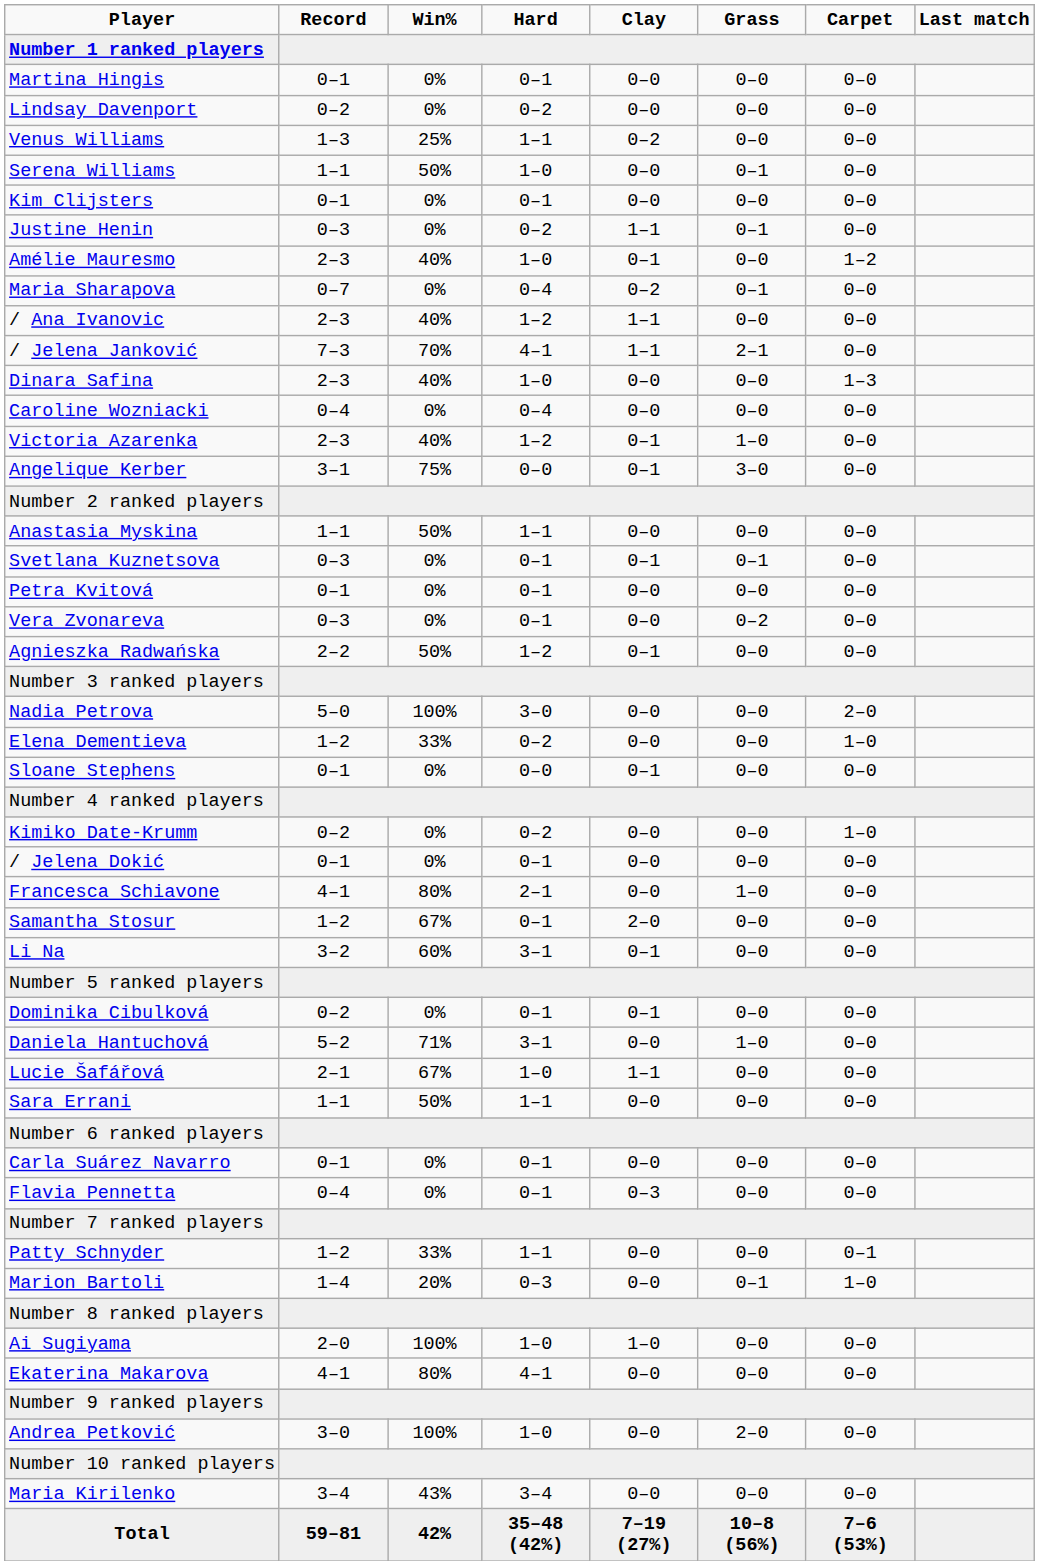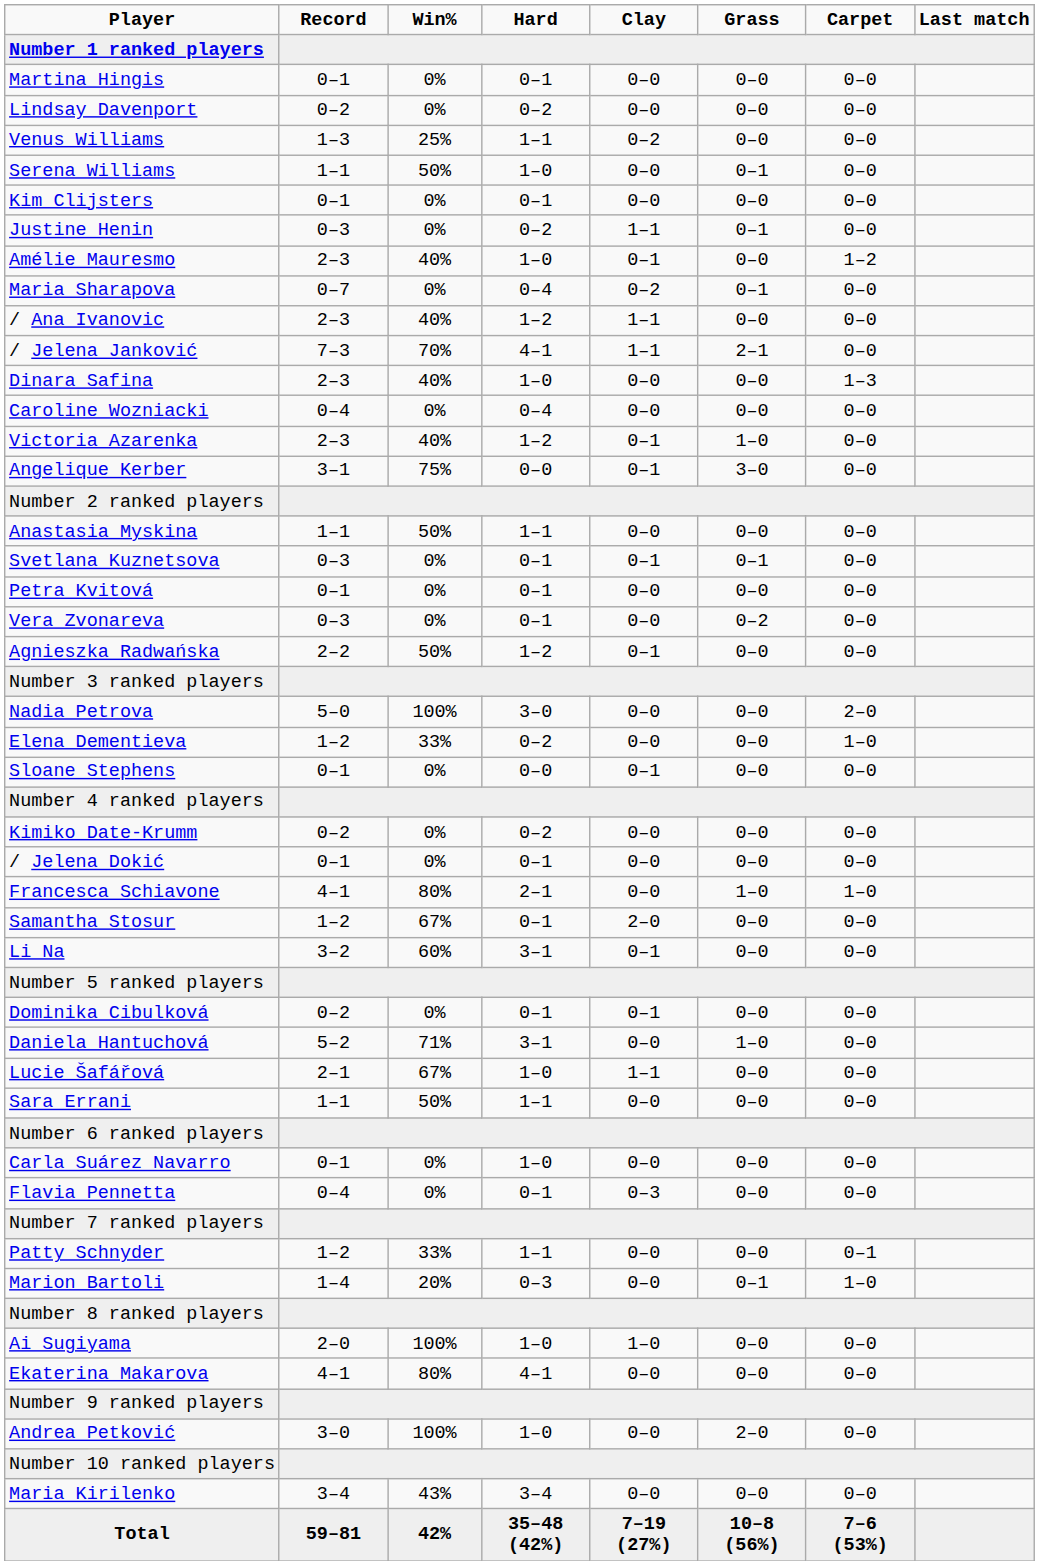(860, 832) 1–0 -> (860, 832) 0–0
(860, 892) 0–0 -> (860, 892) 1–0
(536, 1163) 0–1 -> (536, 1163) 1–0
